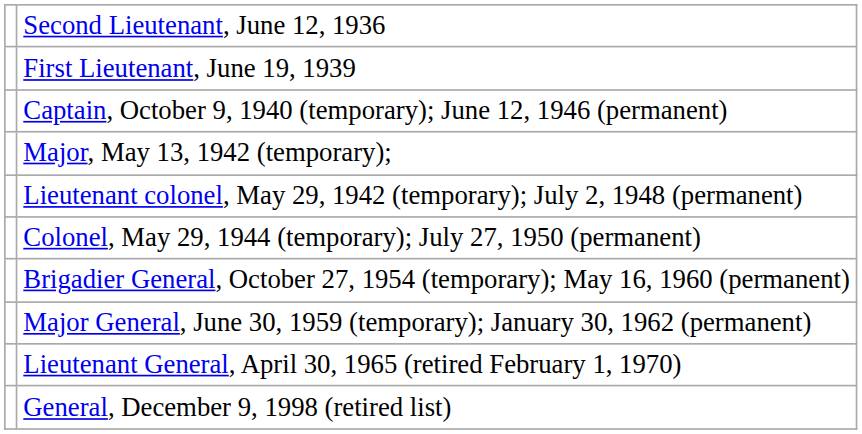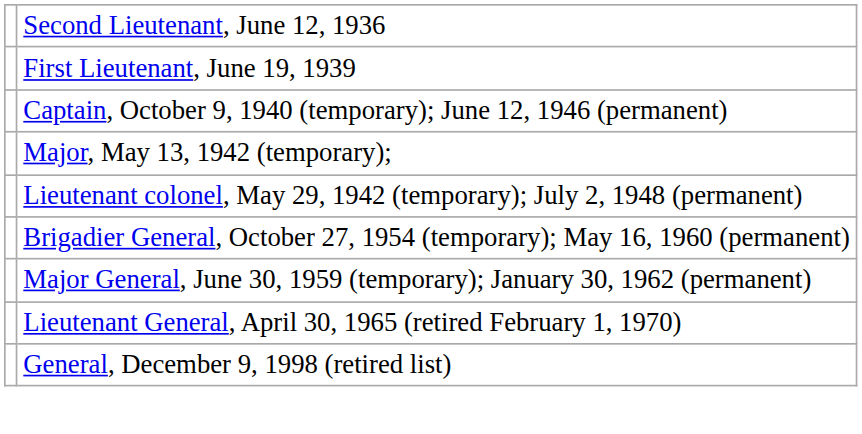- row: (362, 237)
